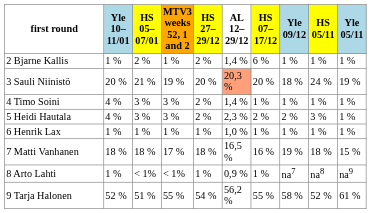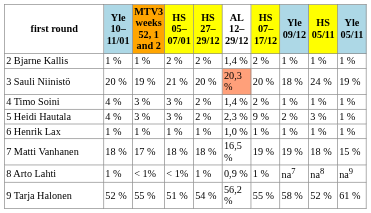columns swapped: (177, 29) <-> (147, 29)
(261, 61) 6 % -> (261, 61) 2 %
(261, 102) 1 % -> (261, 102) 2 %
(261, 116) 2 % -> (261, 116) 9 %
(263, 152) 16 % -> (263, 152) 19 %
